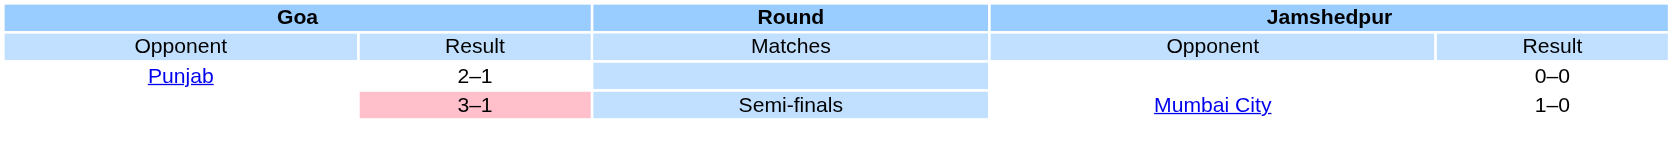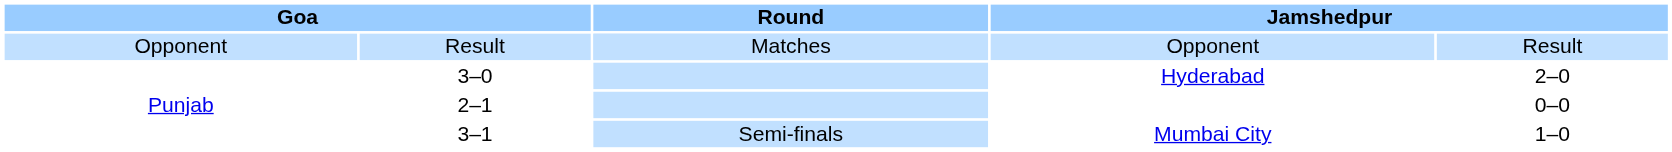+ row: (1213, 75)
(475, 104) pink background -> (475, 133) no background
